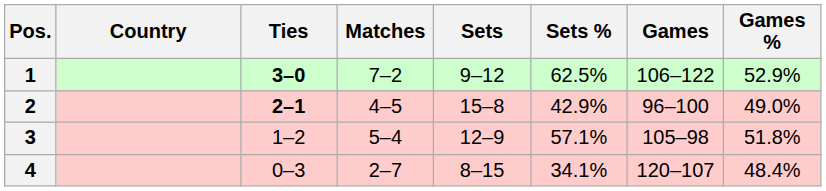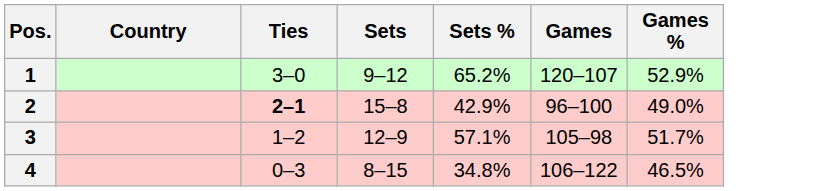- column: (385, 31)
(289, 74) bold -> (289, 74) normal
(579, 74) 62.5% -> (482, 74) 65.2%
(676, 74) 106–122 -> (579, 74) 120–107
(772, 138) 51.8% -> (676, 138) 51.7%
(579, 169) 34.1% -> (482, 169) 34.8%
(676, 169) 120–107 -> (579, 169) 106–122
(772, 169) 48.4% -> (676, 169) 46.5%
